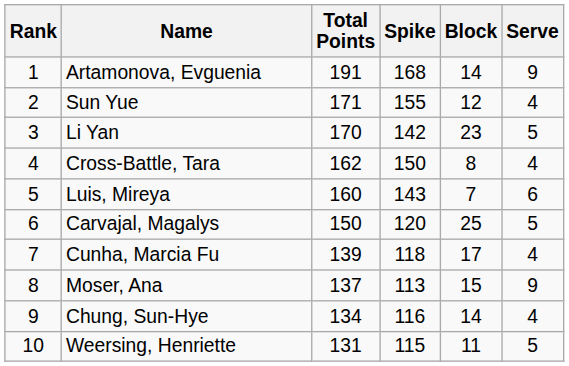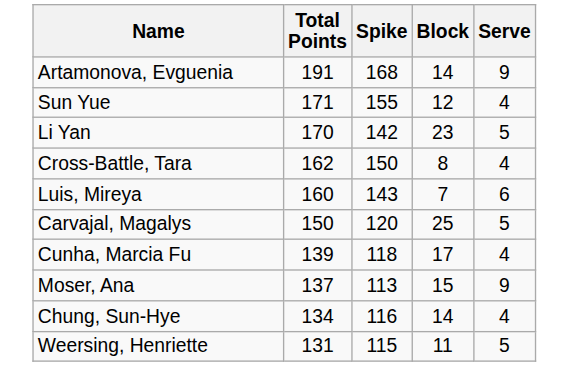- column: (33, 31)
